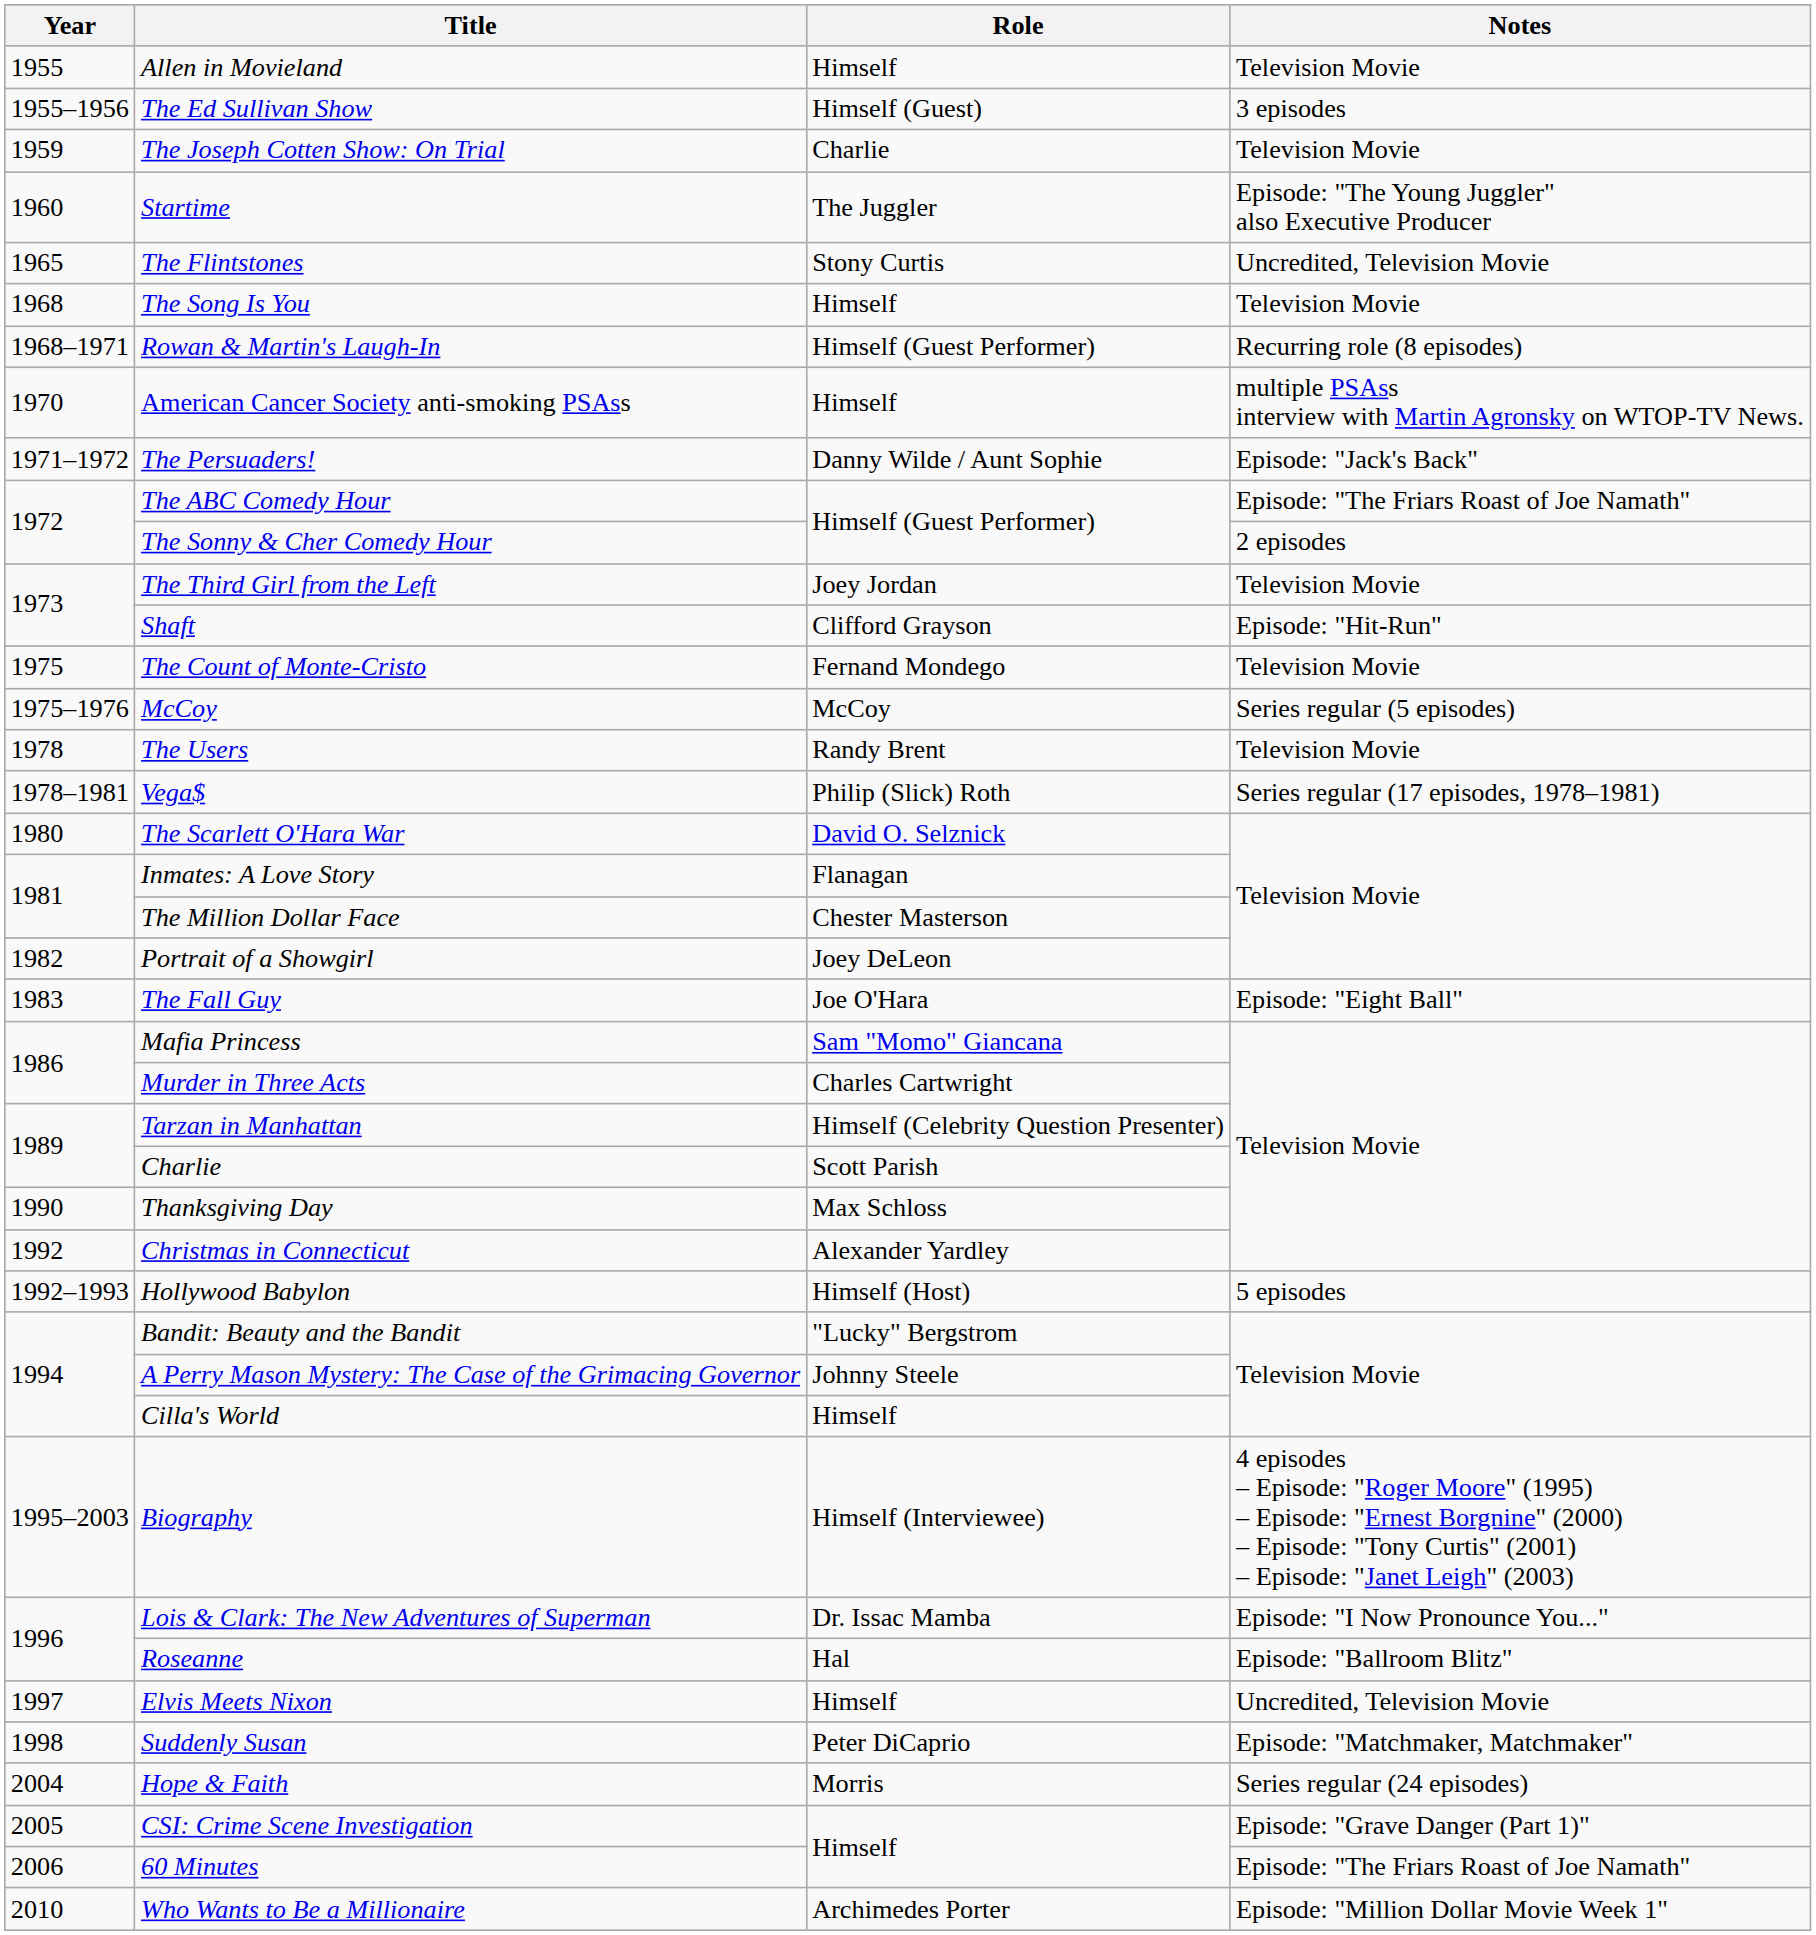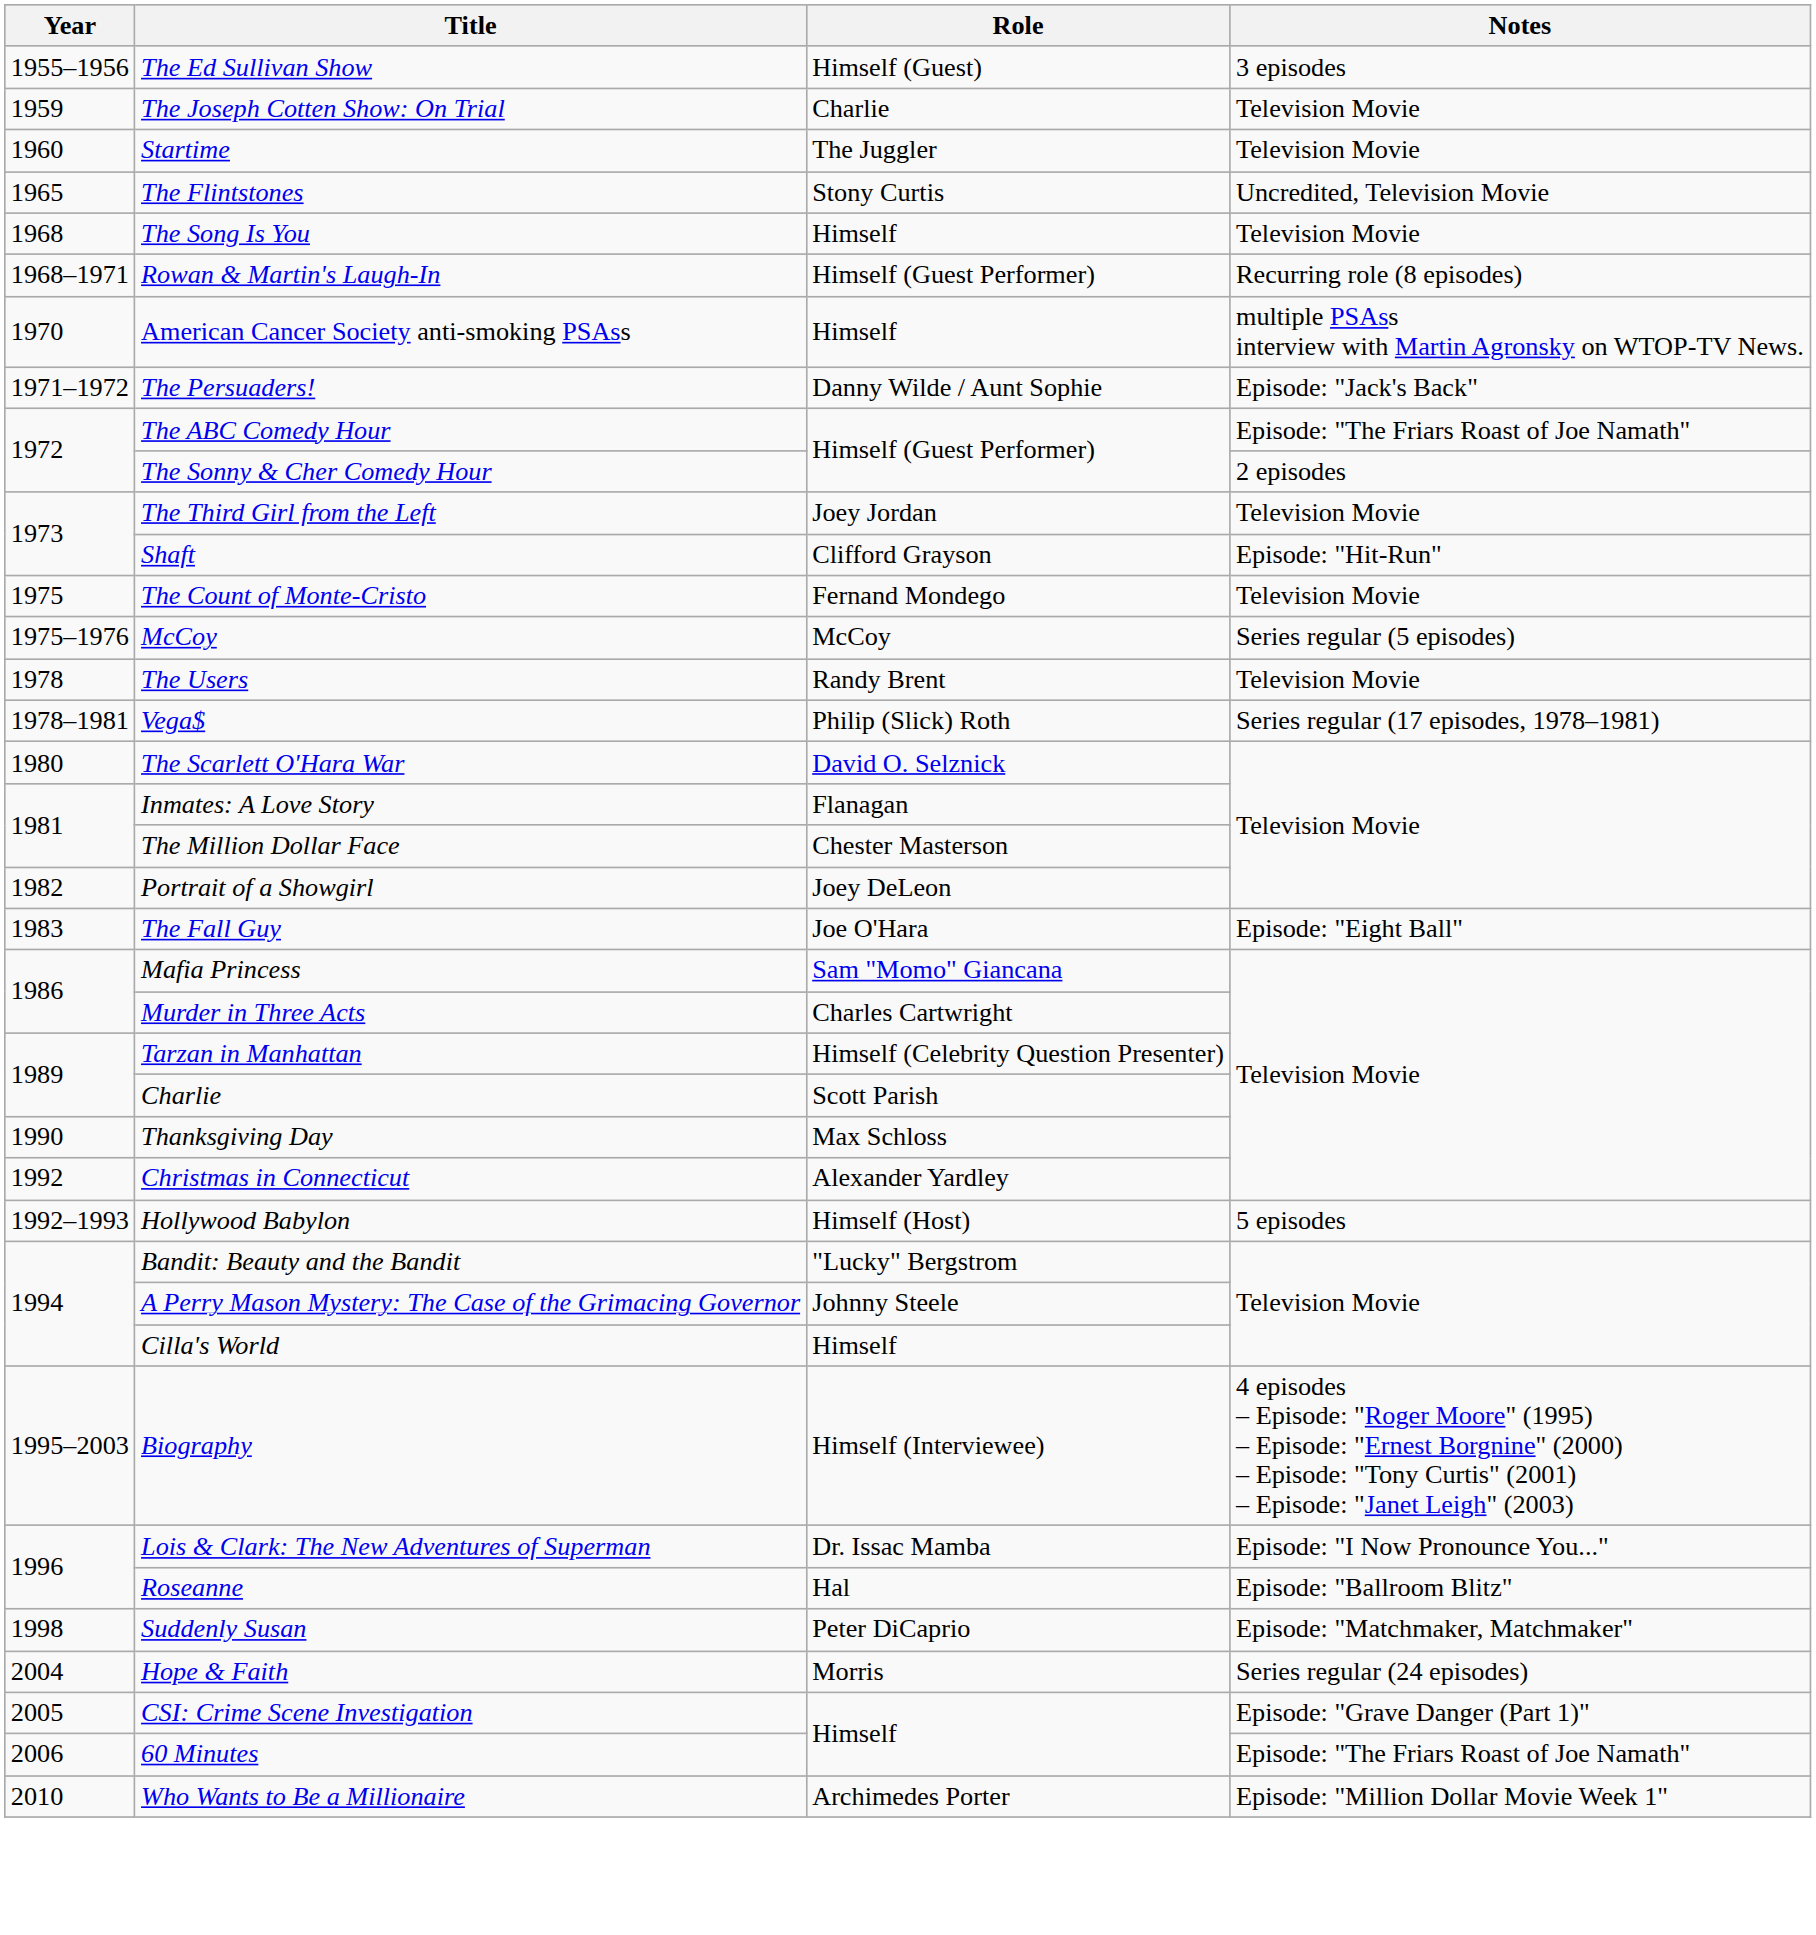- row: (242, 66)
(1395, 206) Episode: "The Young Juggler" also Executive Producer -> (1328, 150) Television Movie
- row: (237, 1700)
